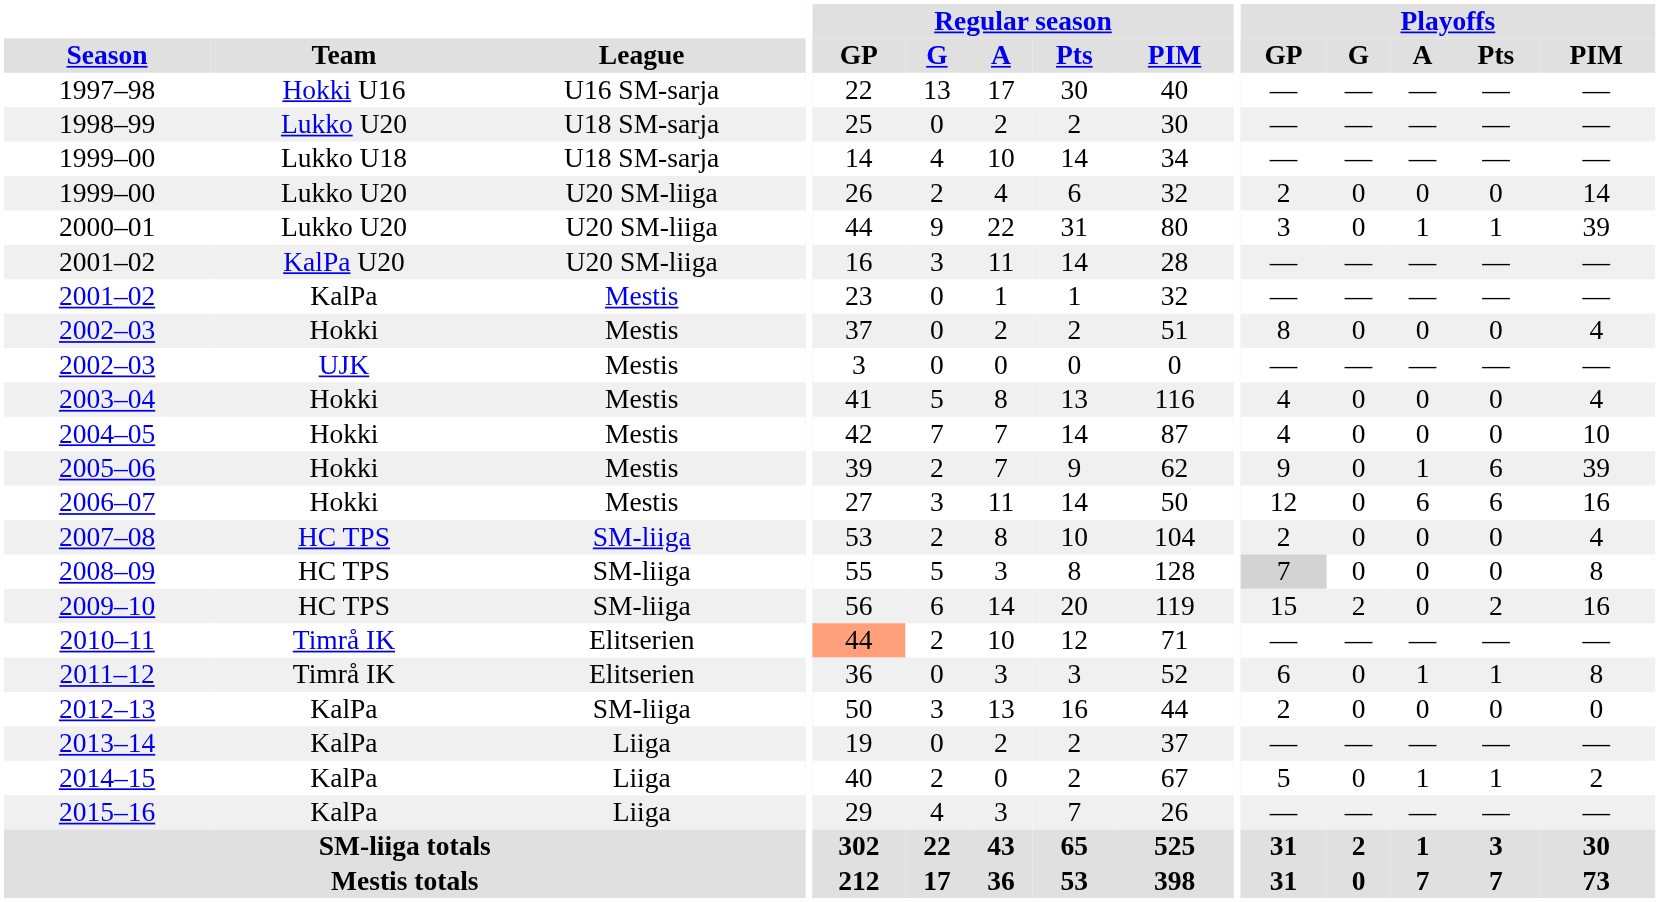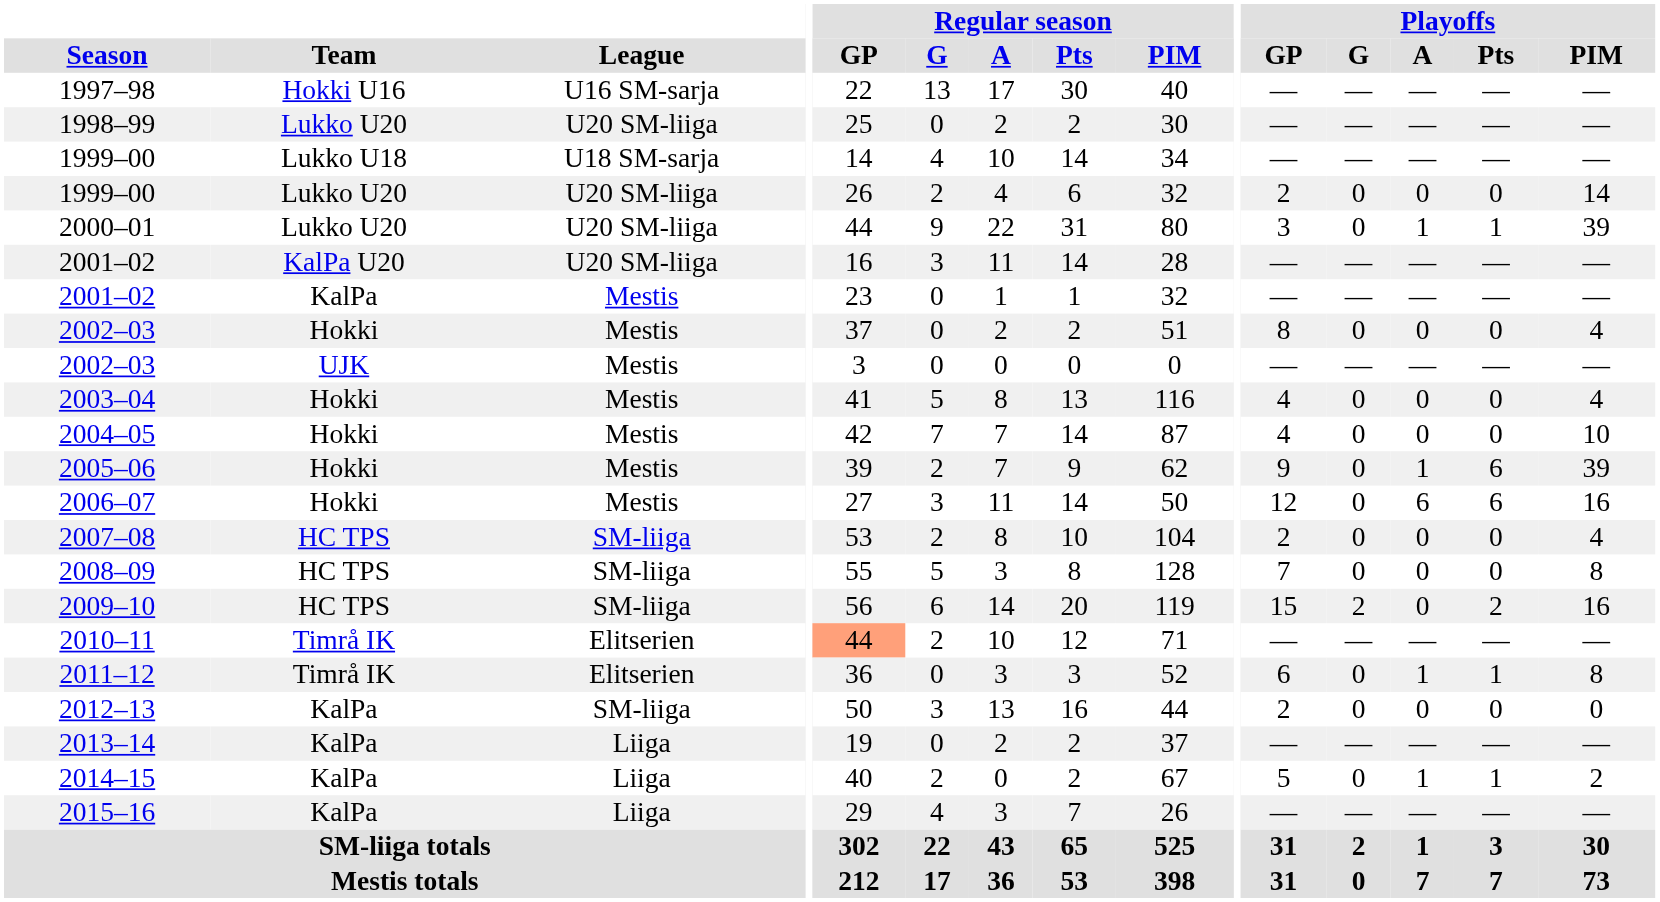(642, 124) U18 SM-sarja -> (642, 124) U20 SM-liiga
(1284, 571) lightgrey background -> (1284, 571) no background
